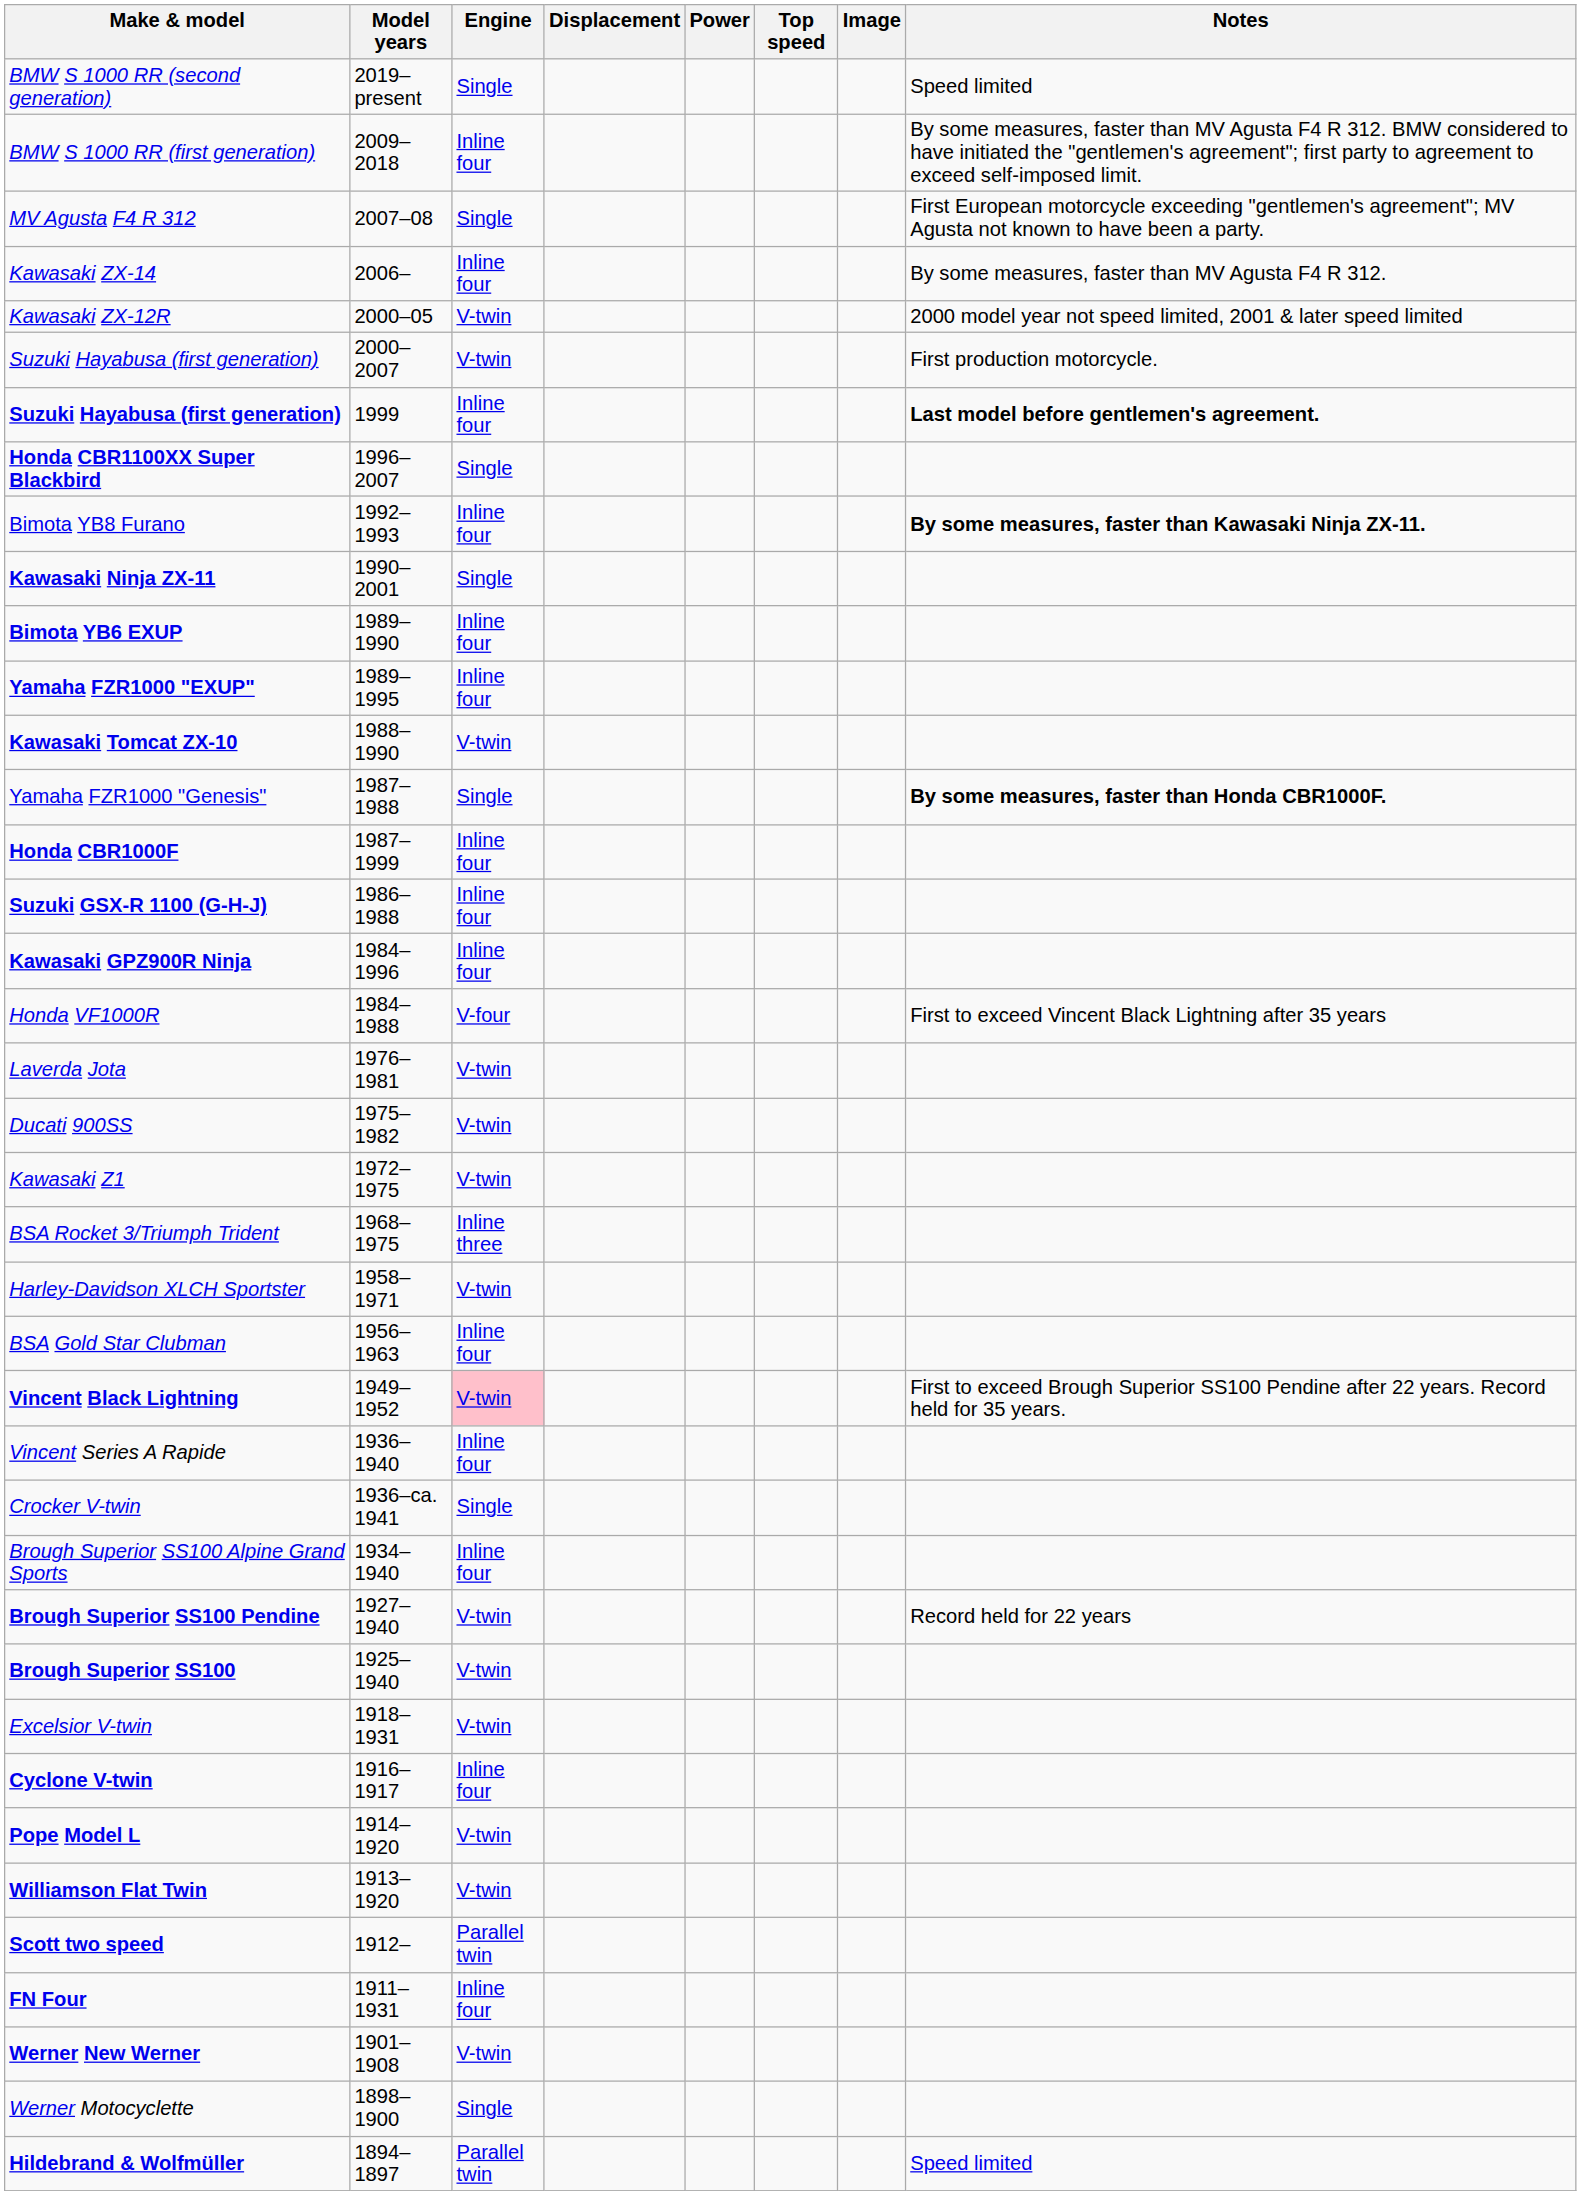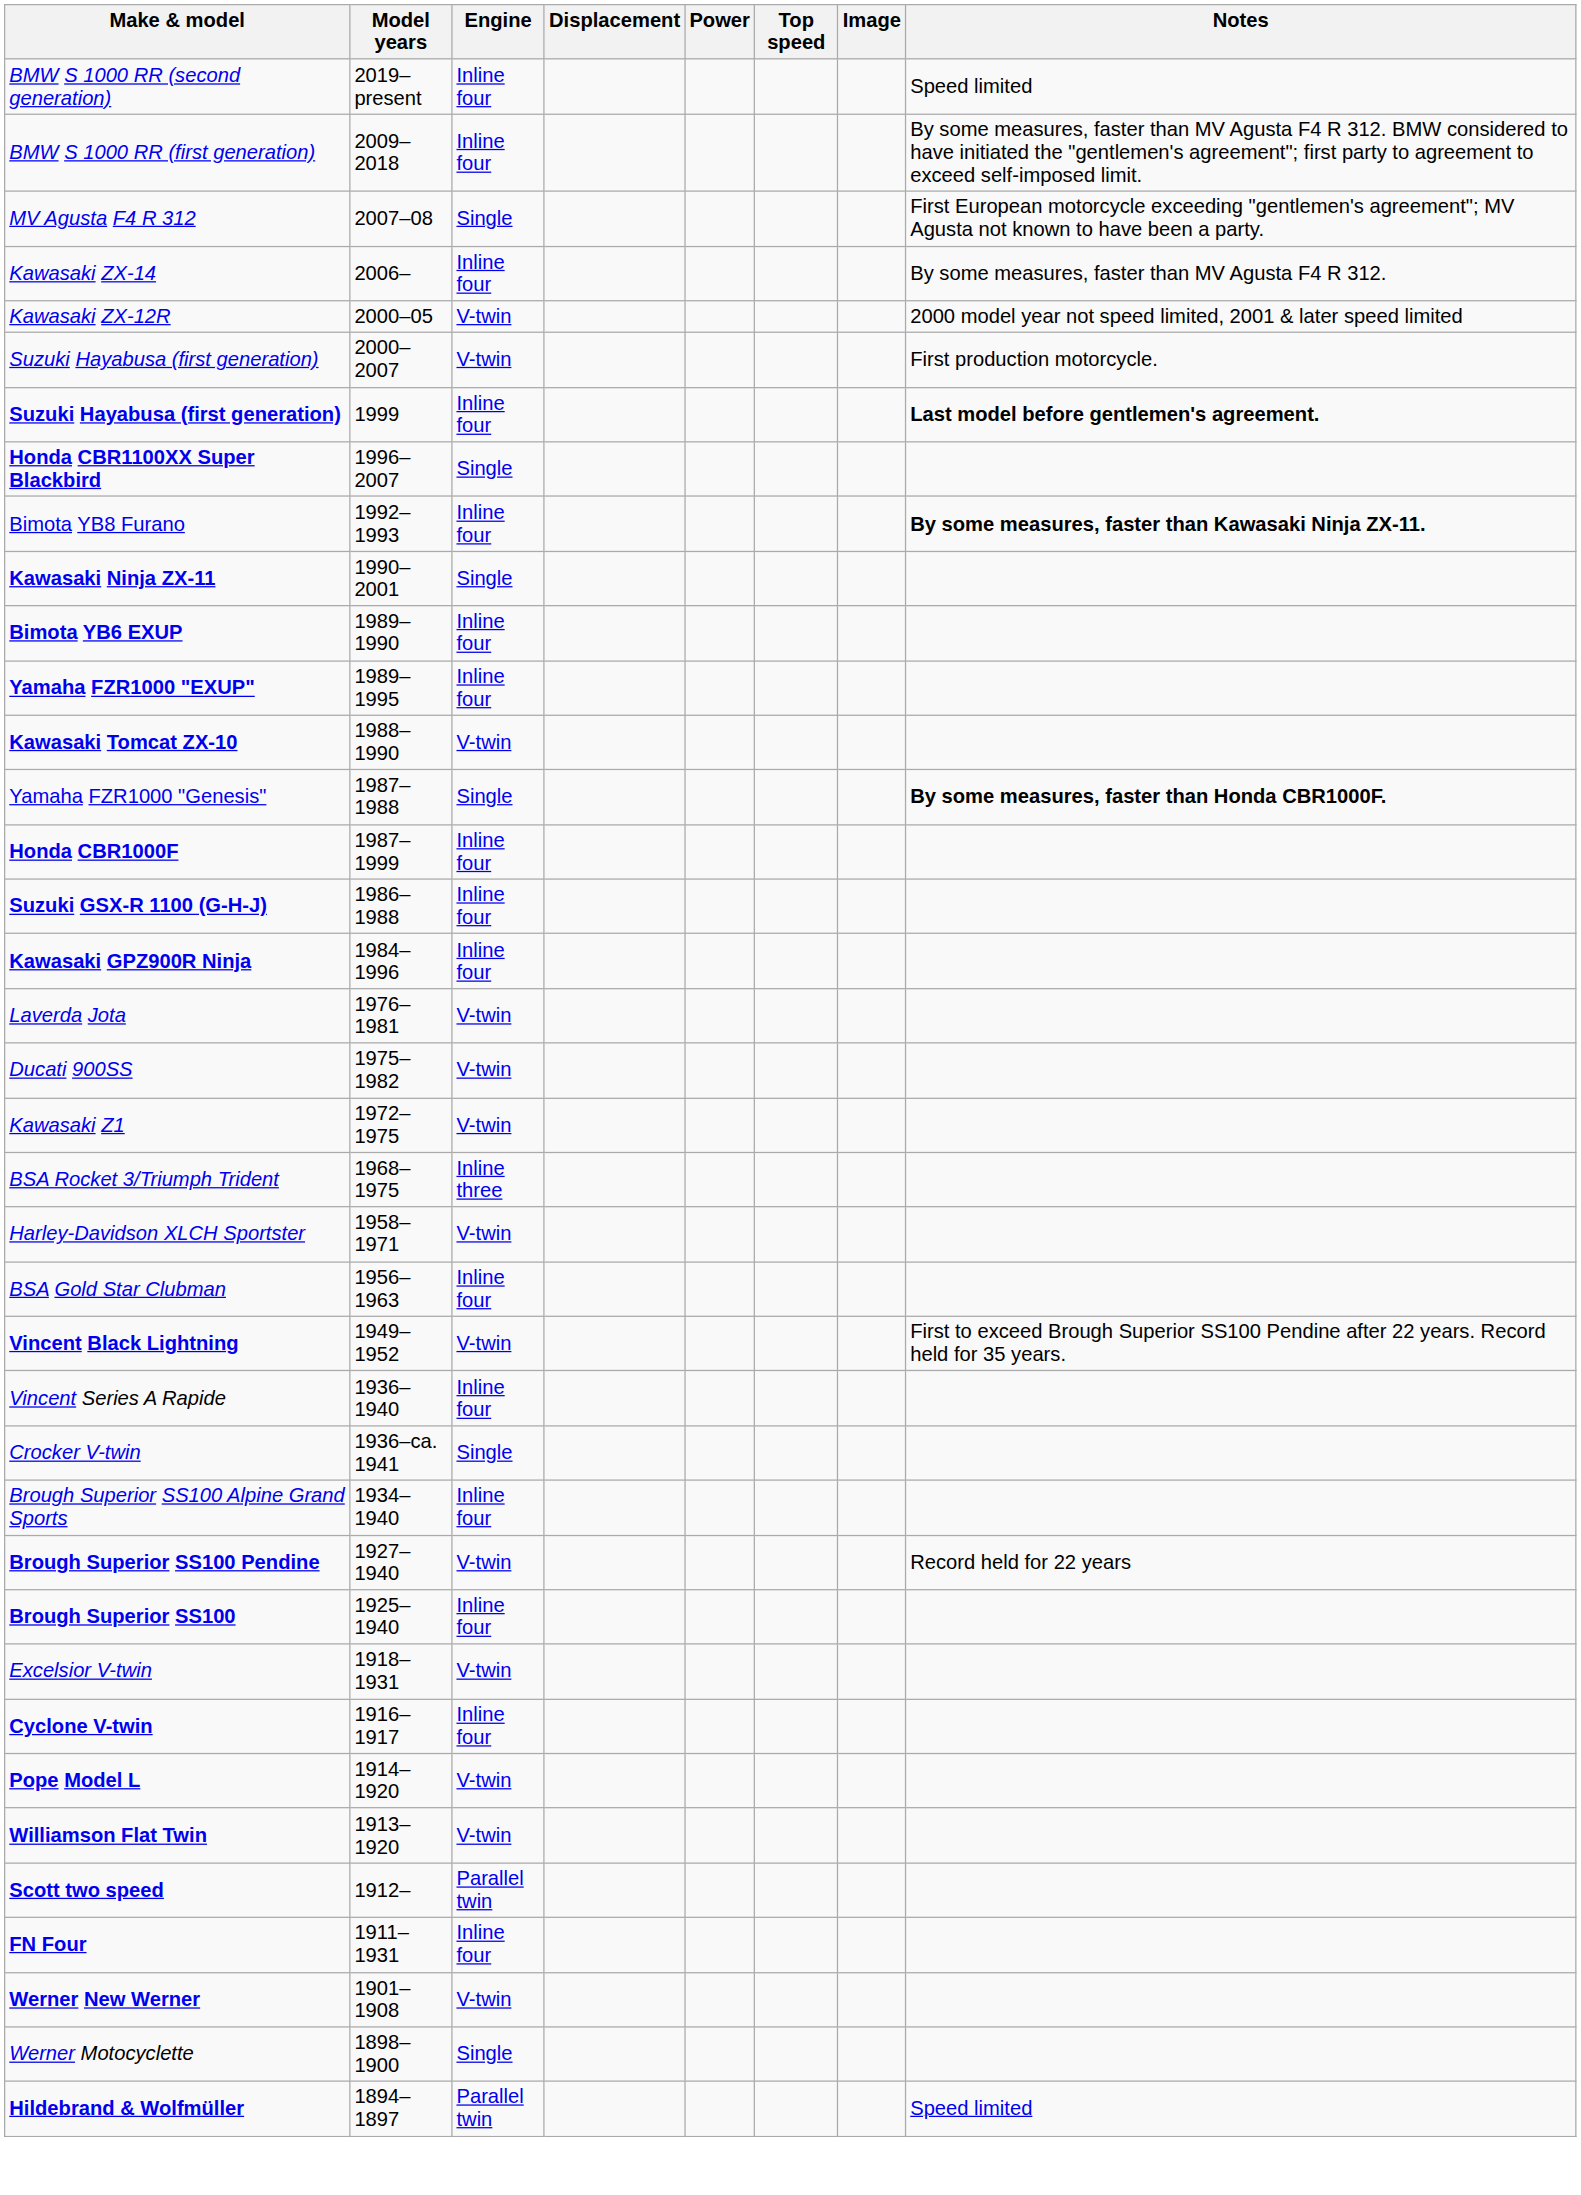(485, 86) Single -> (481, 86) Inline four
- row: (84, 1015)
(484, 1398) pink background -> (484, 1343) no background
(484, 1671) V-twin -> (481, 1616) Inline four
